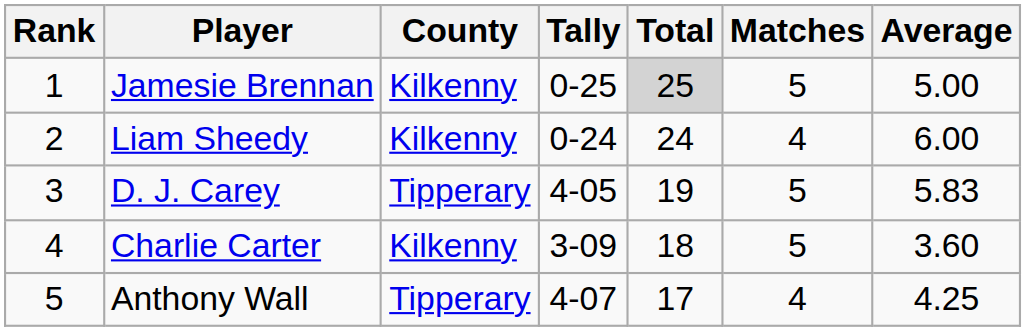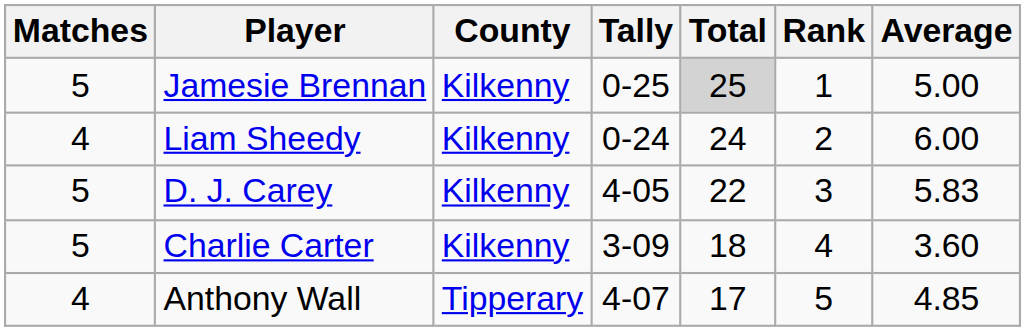columns swapped: (54, 31) <-> (797, 31)
(460, 191) Tipperary -> (506, 191) Kilkenny
(675, 191) 19 -> (728, 191) 22
(946, 298) 4.25 -> (946, 298) 4.85
